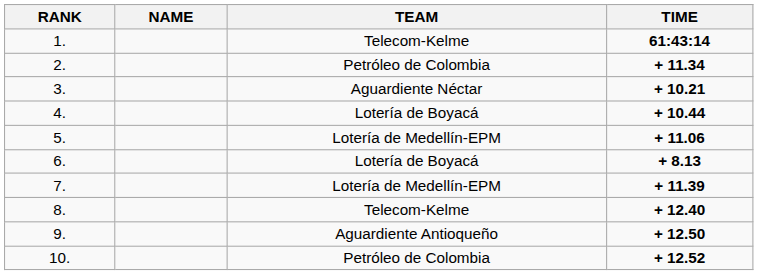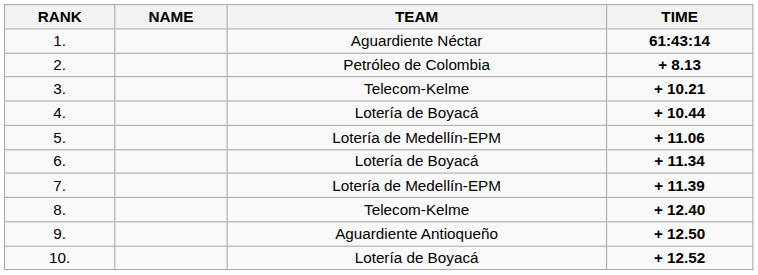(417, 41) Telecom-Kelme -> (417, 41) Aguardiente Néctar
(680, 65) + 11.34 -> (680, 65) + 8.13
(417, 89) Aguardiente Néctar -> (417, 89) Telecom-Kelme
(680, 162) + 8.13 -> (680, 162) + 11.34
(417, 258) Petróleo de Colombia -> (417, 258) Lotería de Boyacá
